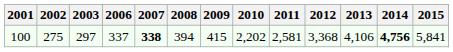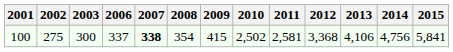(86, 36) 297 -> (86, 36) 300
(184, 36) 394 -> (184, 36) 354
(251, 36) 2,202 -> (251, 36) 2,502
(395, 36) bold -> (395, 36) normal
